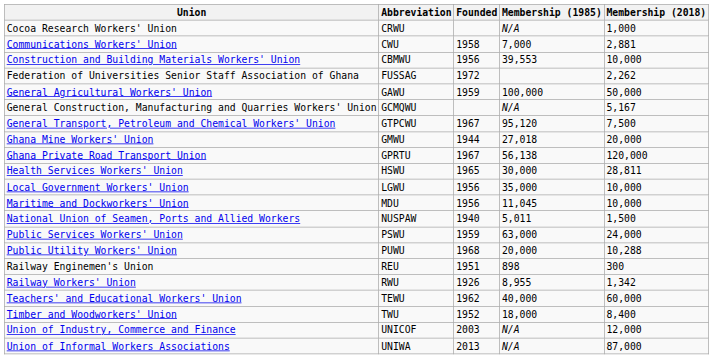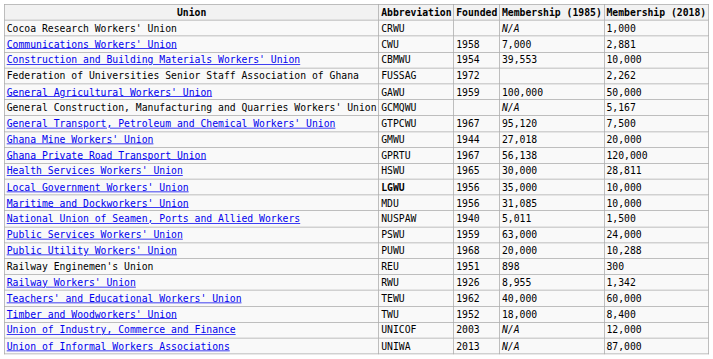(468, 60) 1956 -> (468, 60) 1954
(393, 187) normal -> (393, 187) bold
(520, 203) 11,045 -> (520, 203) 31,085
